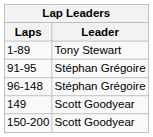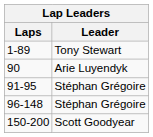+ row: (13, 68)
- row: (17, 104)
